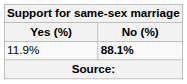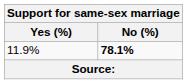(117, 50) 88.1% -> (117, 50) 78.1%
